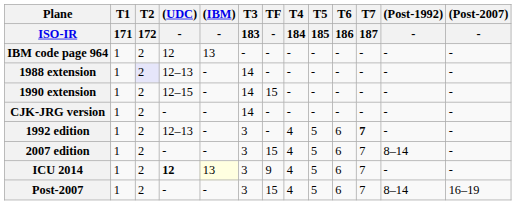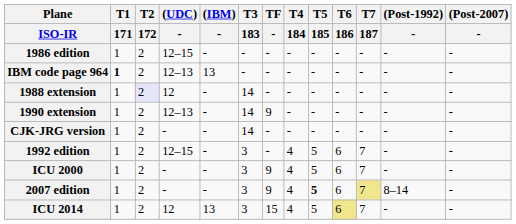+ row: (58, 53)
(117, 53) normal -> (117, 72) bold
(168, 53) 12 -> (178, 72) 12–13
(178, 72) 12–13 -> (168, 92) 12
(178, 92) 12–15 -> (178, 111) 12–13
(272, 92) 15 -> (269, 111) 9
(178, 131) 12–13 -> (178, 151) 12–15
(362, 131) bold -> (362, 151) normal
+ row: (58, 170)
(272, 151) 15 -> (269, 190) 9
(314, 151) normal -> (314, 190) bold
(362, 151) no background -> (362, 190) khaki background
(168, 170) bold -> (168, 209) normal
(209, 170) lightyellow background -> (209, 209) no background
(269, 170) 9 -> (272, 209) 15
(338, 170) no background -> (338, 209) khaki background
- row: (58, 190)
